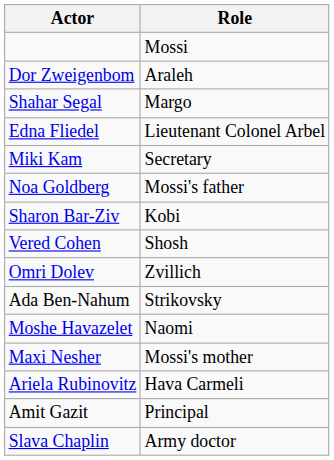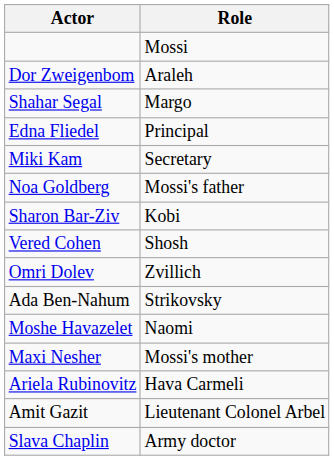(235, 131) Lieutenant Colonel Arbel -> (177, 131) Principal
(177, 412) Principal -> (235, 412) Lieutenant Colonel Arbel
